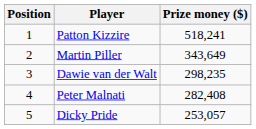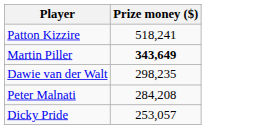- column: (29, 14)
(205, 54) normal -> (156, 54) bold
(205, 94) 282,408 -> (156, 94) 284,208
